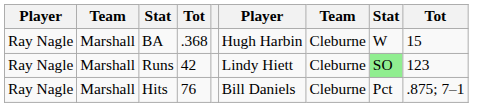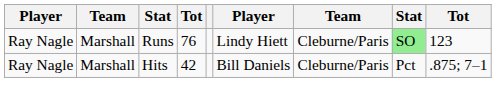- row: (153, 41)
(188, 65) 42 -> (188, 41) 76
(338, 65) Cleburne -> (343, 41) Cleburne/Paris
(188, 89) 76 -> (188, 65) 42
(338, 89) Cleburne -> (343, 65) Cleburne/Paris
